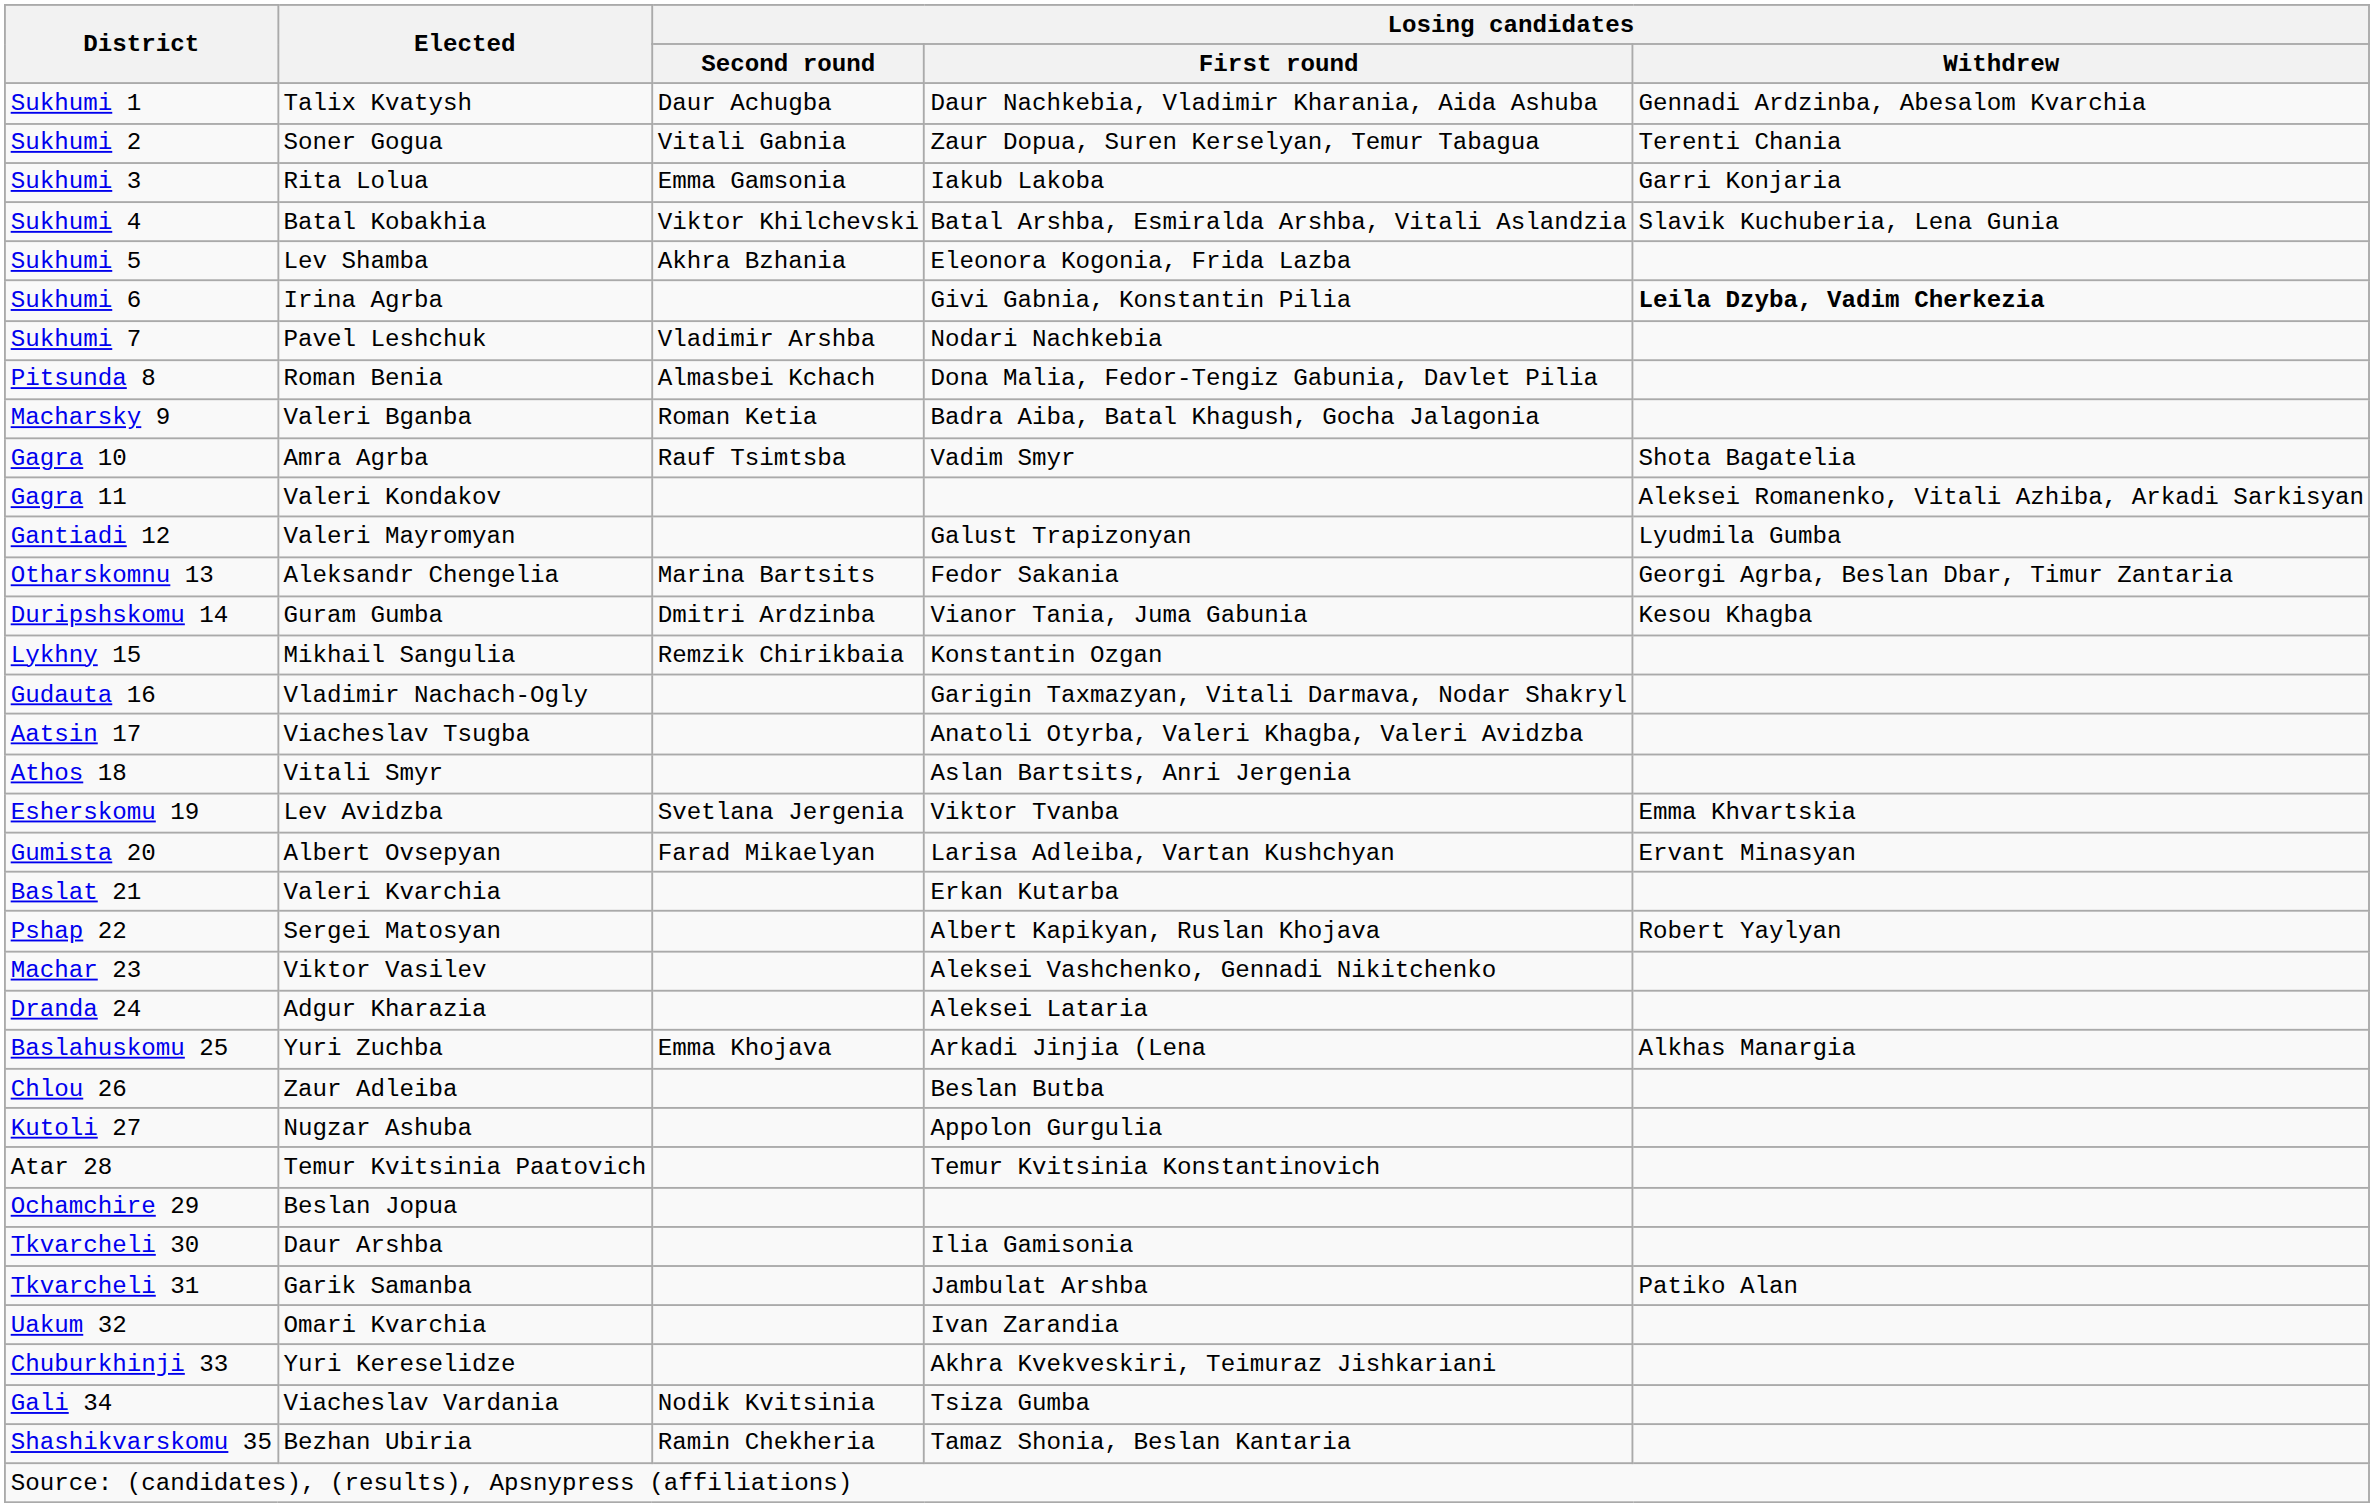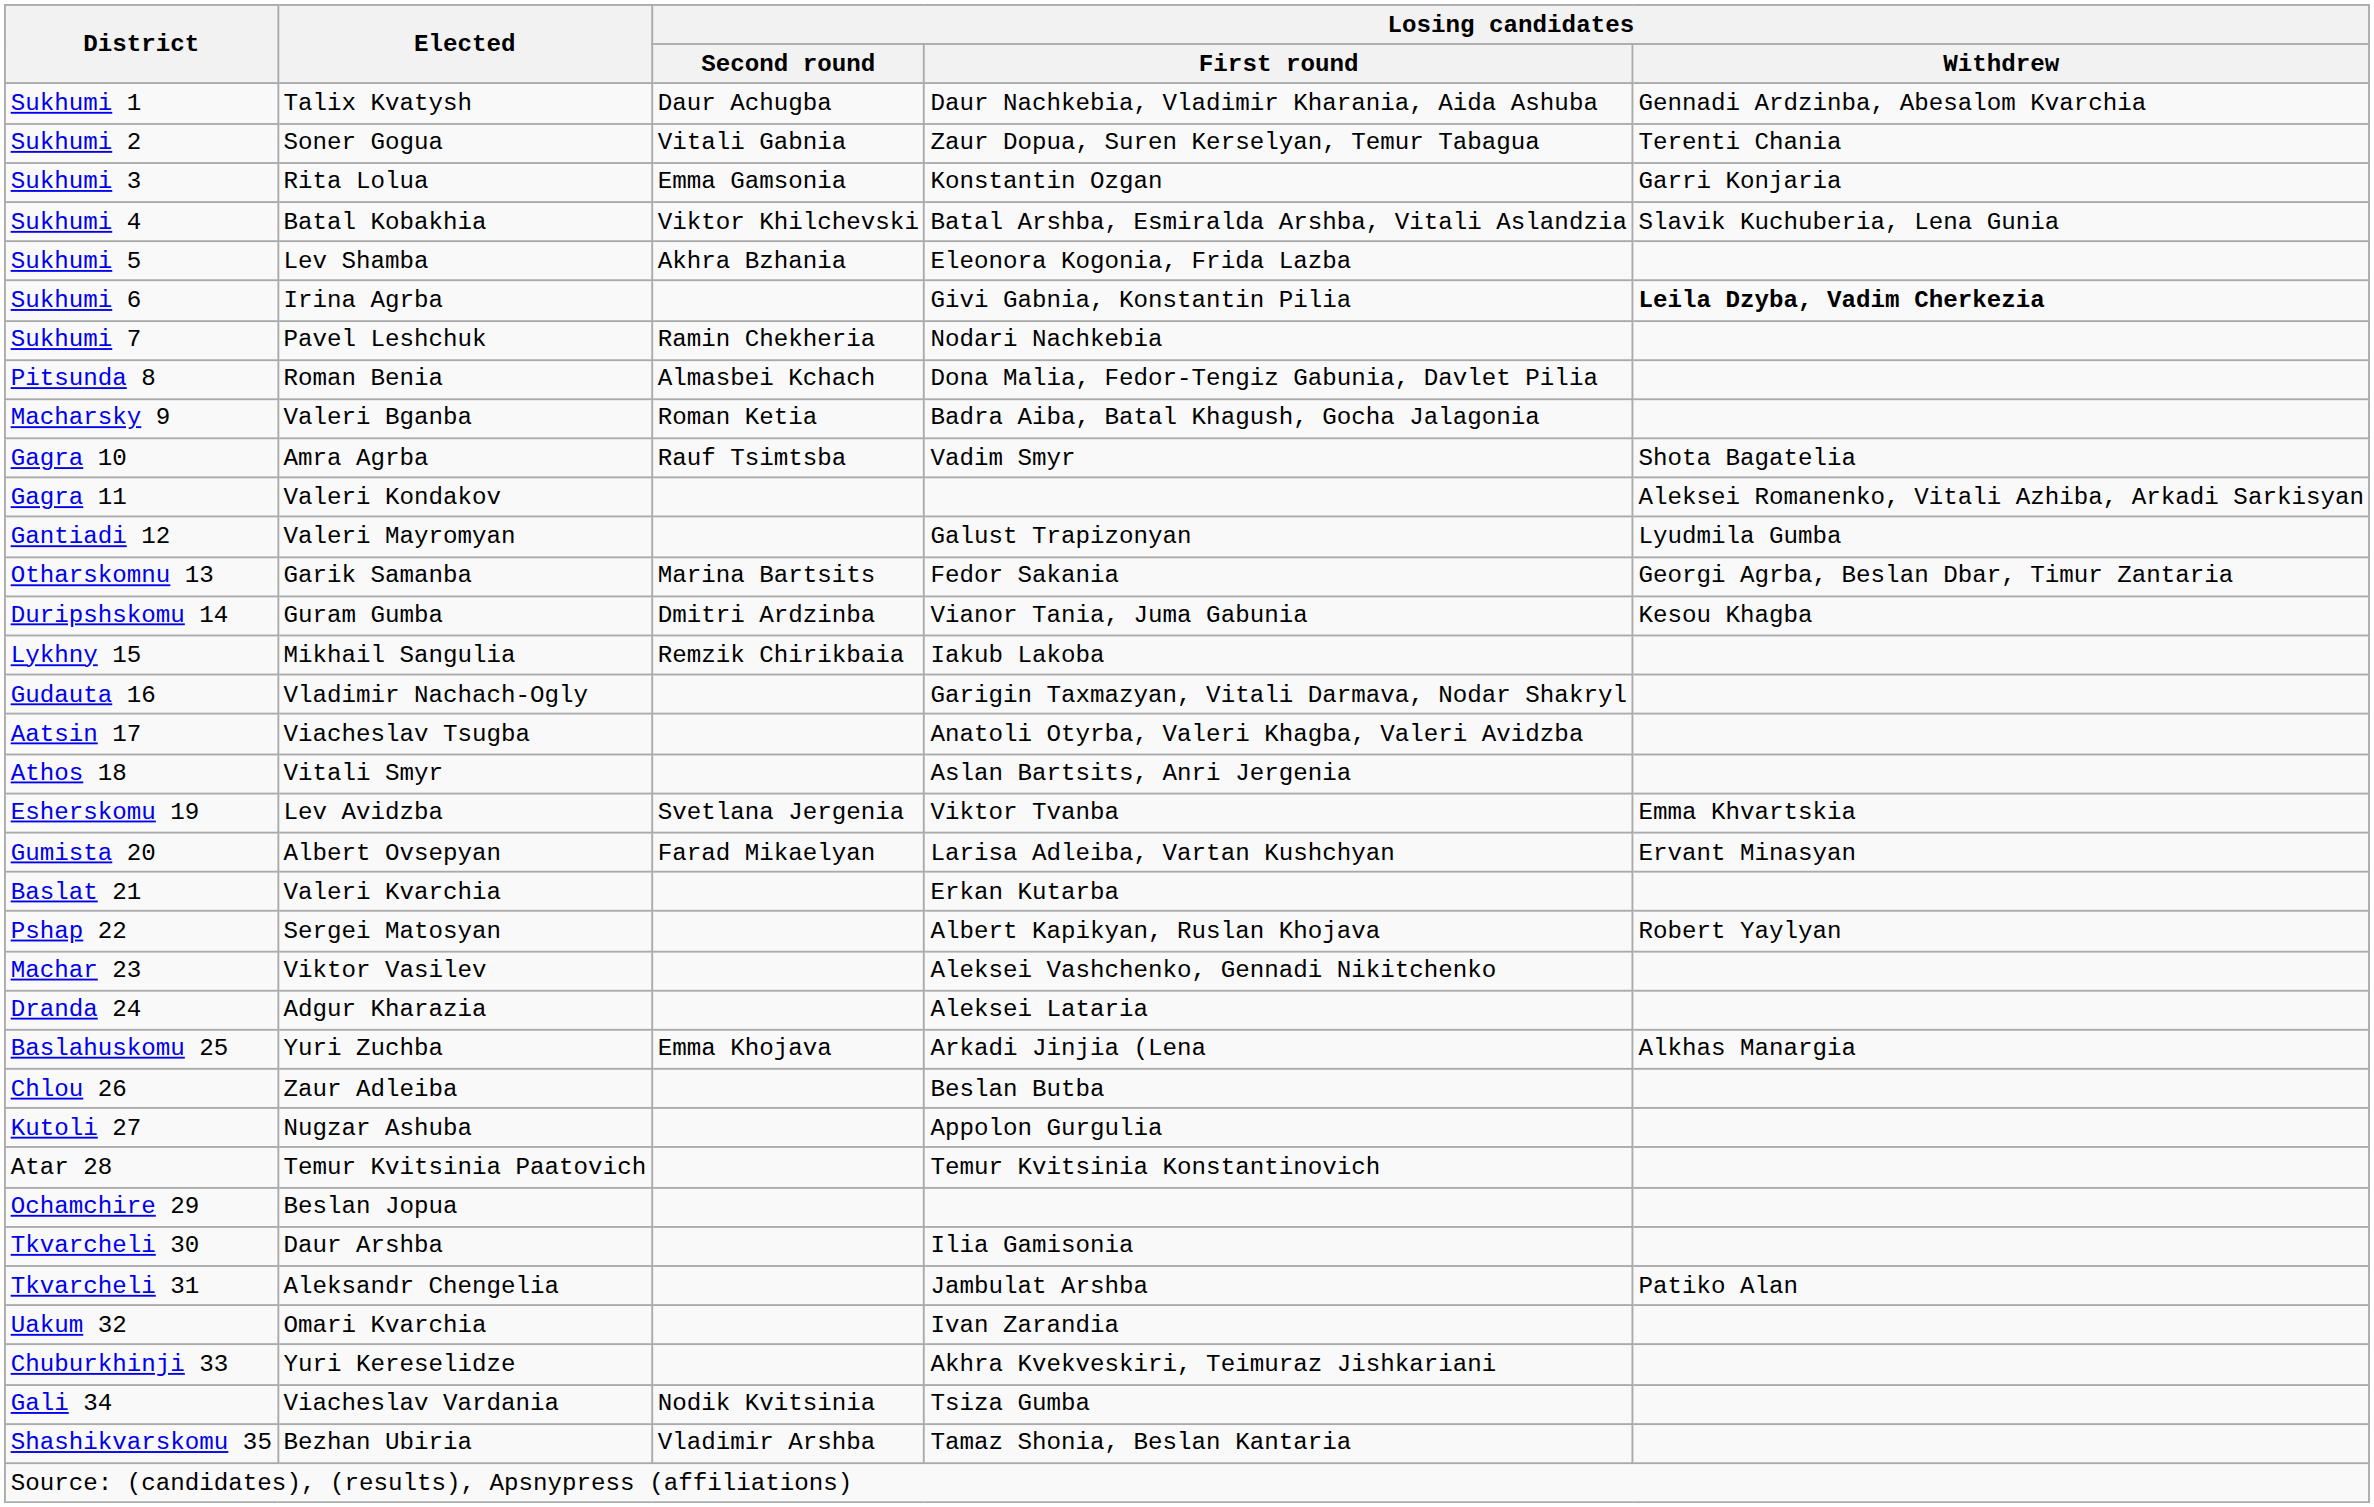(1017, 182) Iakub Lakoba -> (1047, 182) Konstantin Ozgan
(767, 340) Vladimir Arshba -> (767, 340) Ramin Chekheria
(421, 576) Aleksandr Chengelia -> (378, 576) Garik Samanba
(1047, 655) Konstantin Ozgan -> (1017, 655) Iakub Lakoba
(378, 1286) Garik Samanba -> (421, 1286) Aleksandr Chengelia
(767, 1443) Ramin Chekheria -> (767, 1443) Vladimir Arshba
